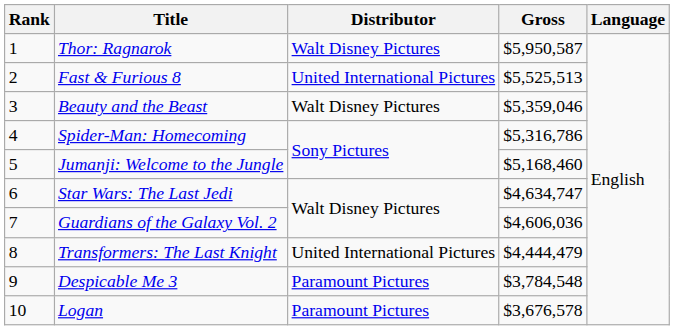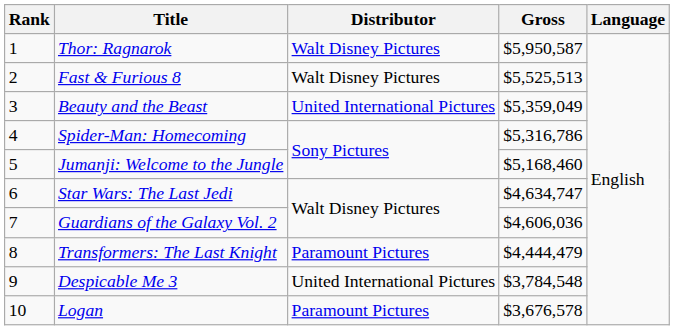(393, 77) United International Pictures -> (366, 77) Walt Disney Pictures
(366, 106) Walt Disney Pictures -> (393, 106) United International Pictures
(543, 106) $5,359,046 -> (543, 106) $5,359,049
(393, 251) United International Pictures -> (360, 251) Paramount Pictures
(360, 280) Paramount Pictures -> (393, 280) United International Pictures
